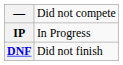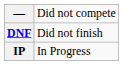rows swapped: (19, 51) <-> (19, 32)
